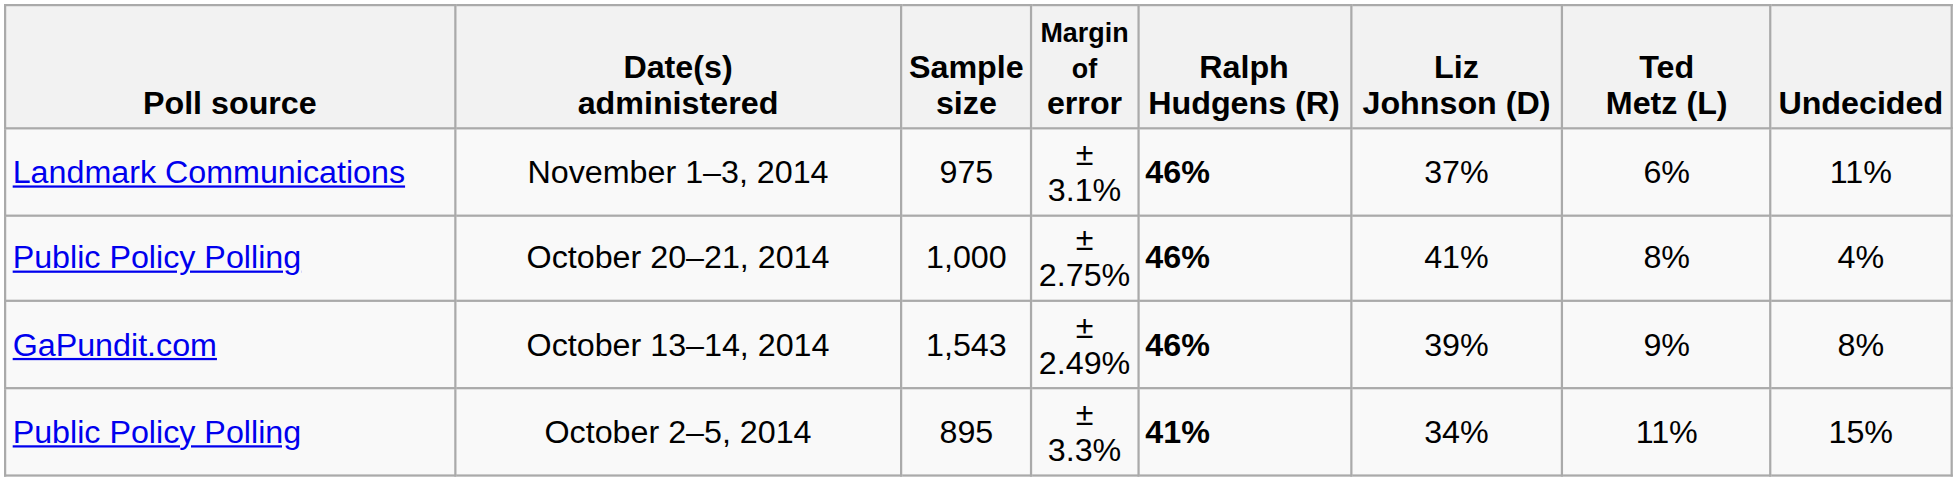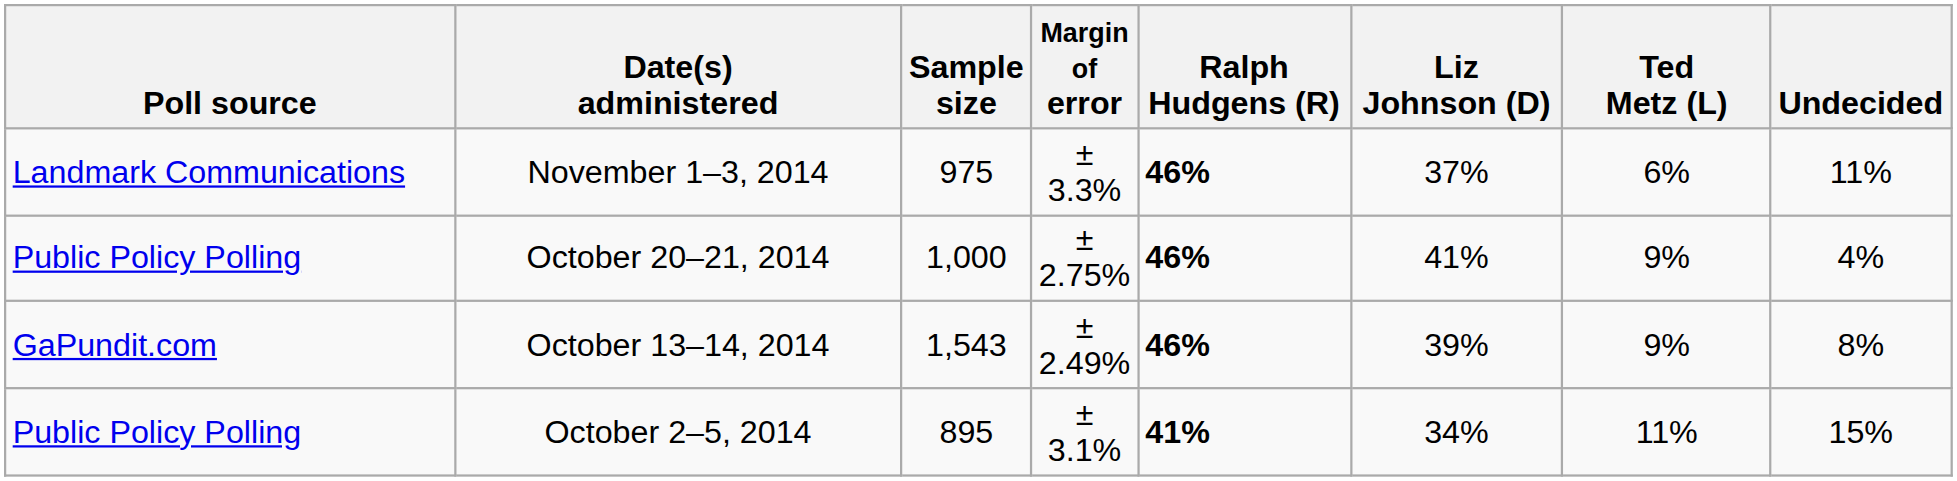(1085, 172) ± 3.1% -> (1085, 172) ± 3.3%
(1667, 258) 8% -> (1667, 258) 9%
(1085, 432) ± 3.3% -> (1085, 432) ± 3.1%
